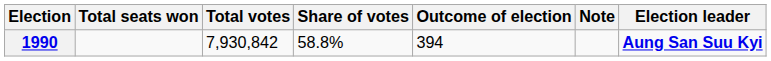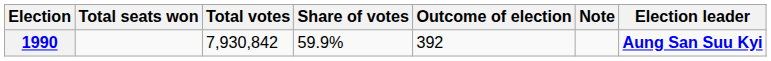(320, 42) 58.8% -> (320, 42) 59.9%
(430, 42) 394 -> (430, 42) 392
